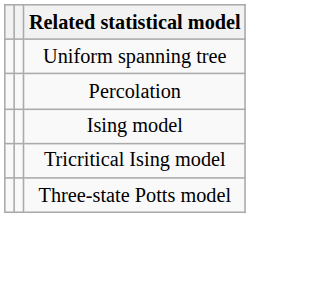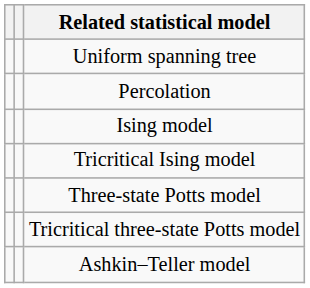+ row: (165, 229)
+ row: (165, 264)
